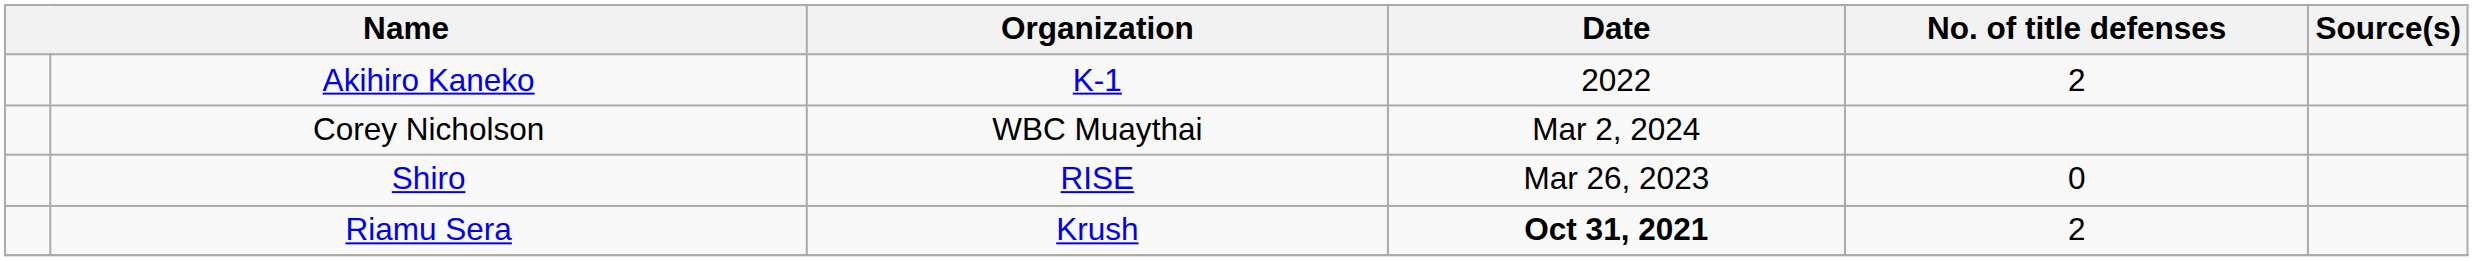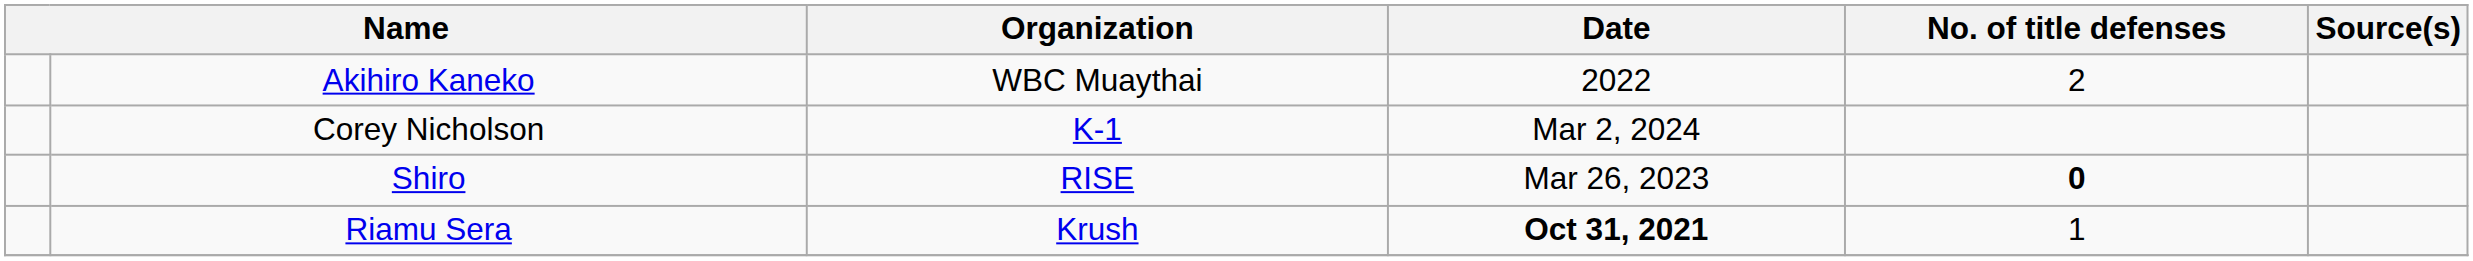(1097, 79) K-1 -> (1097, 79) WBC Muaythai
(1097, 129) WBC Muaythai -> (1097, 129) K-1
(2077, 179) normal -> (2077, 179) bold
(2077, 229) 2 -> (2077, 229) 1
